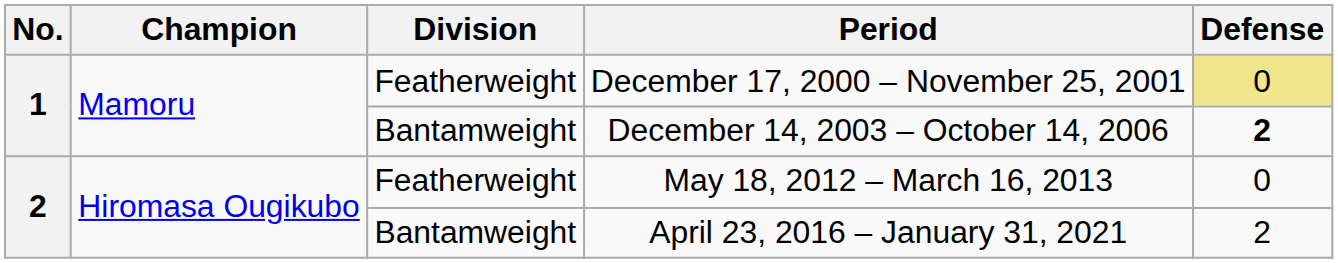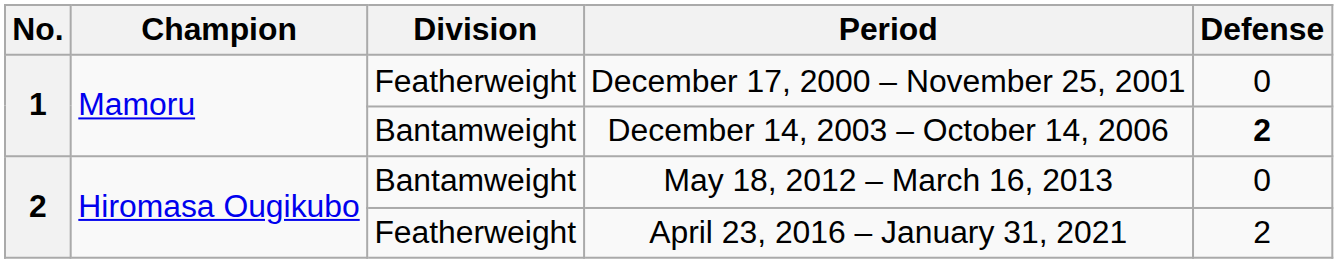(1262, 80) khaki background -> (1262, 80) no background
(475, 181) Featherweight -> (475, 181) Bantamweight
(475, 231) Bantamweight -> (475, 231) Featherweight
